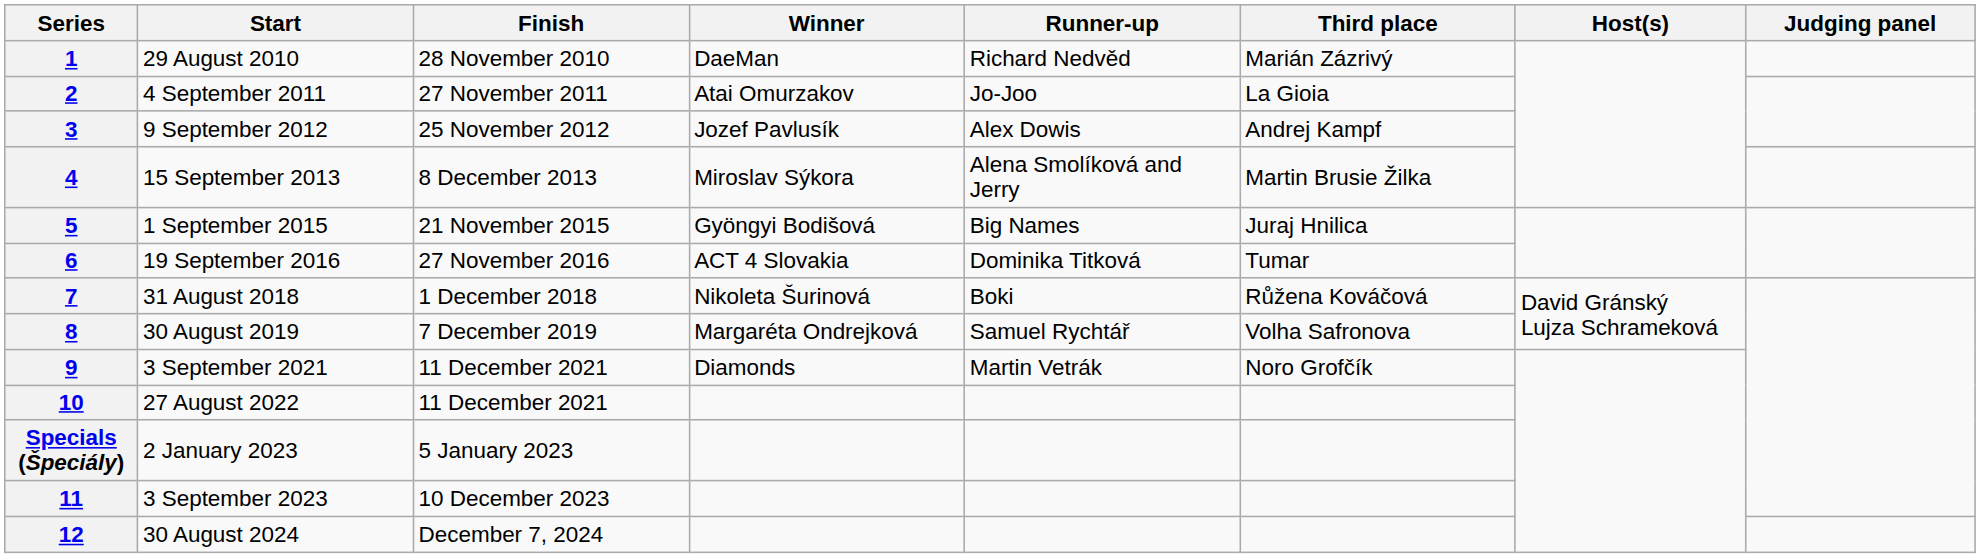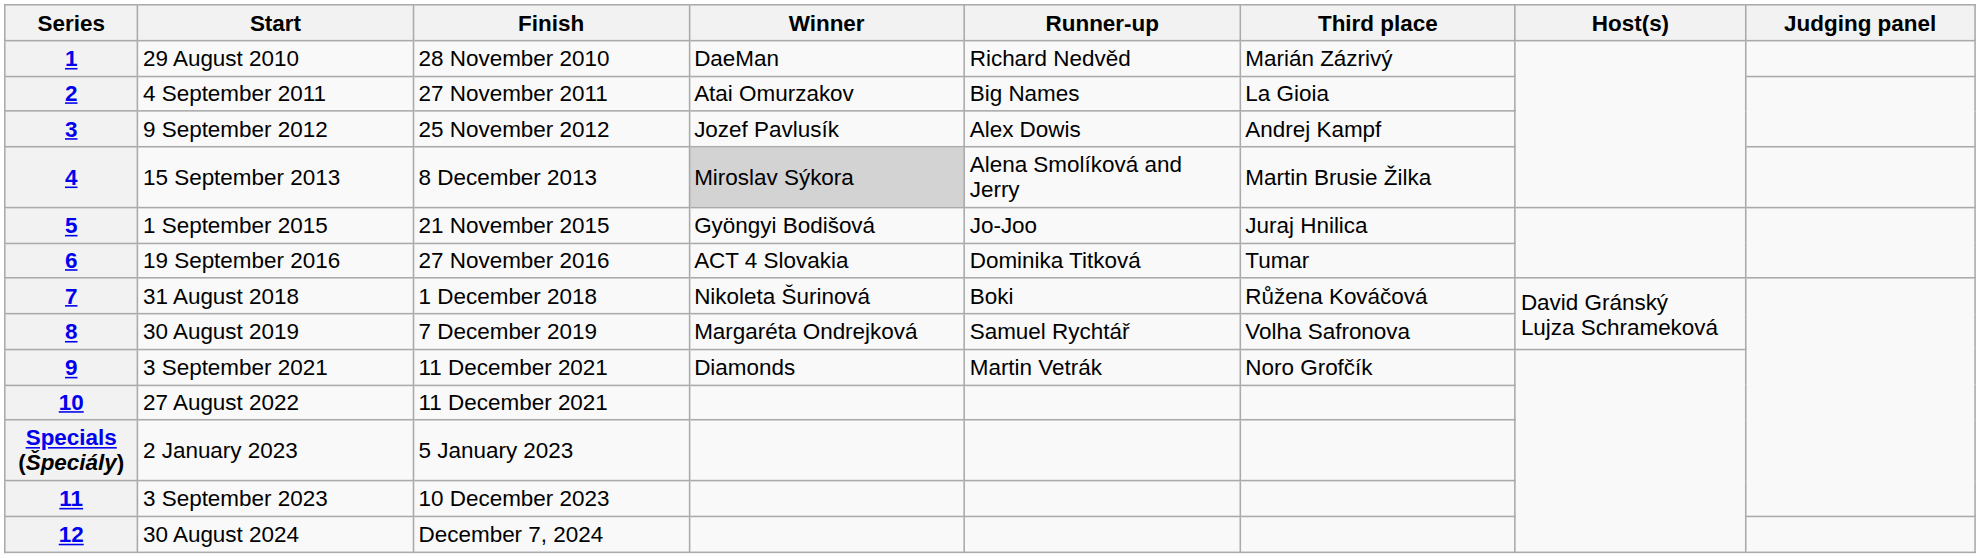(1003, 94) Jo-Joo -> (1025, 94) Big Names
(774, 177) no background -> (774, 177) lightgrey background
(1025, 225) Big Names -> (1003, 225) Jo-Joo
